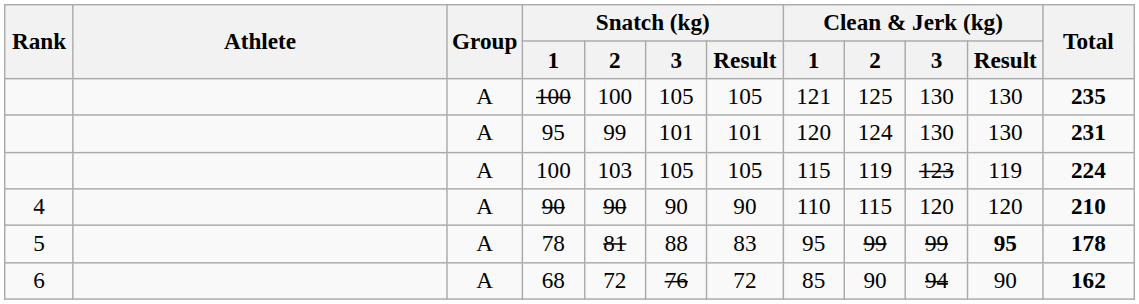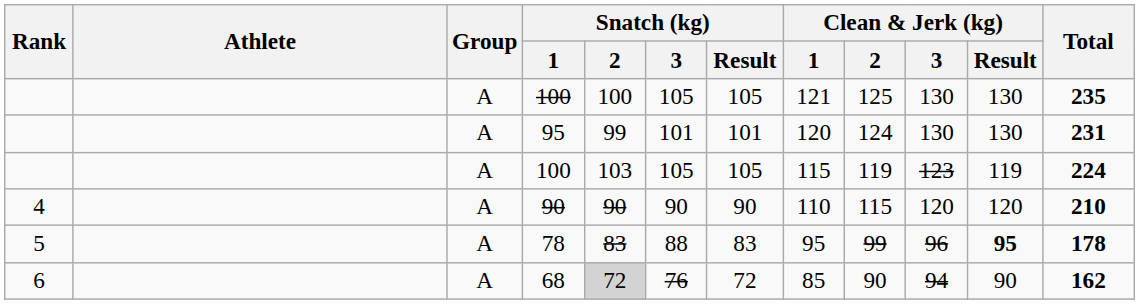(615, 243) 81 -> (615, 243) 83
(937, 243) 99 -> (937, 243) 96
(615, 280) no background -> (615, 280) lightgrey background
